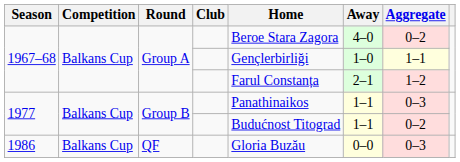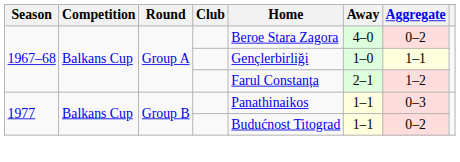- row: (21, 146)
